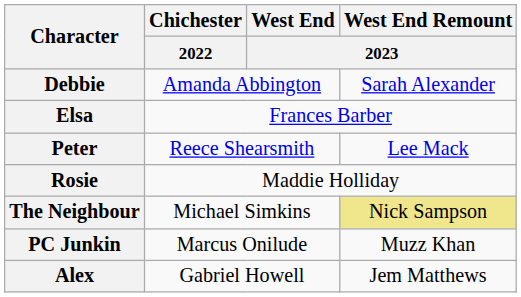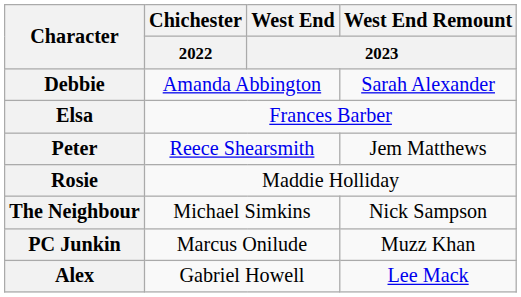(428, 148) Lee Mack -> (428, 148) Jem Matthews
(428, 212) khaki background -> (428, 212) no background
(428, 276) Jem Matthews -> (428, 276) Lee Mack
